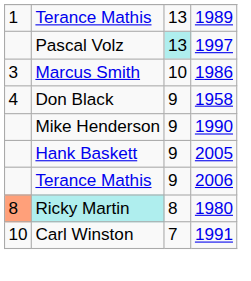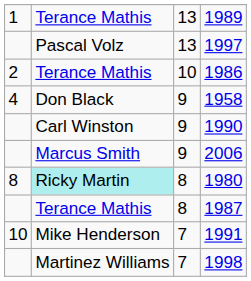(177, 45) paleturquoise background -> (187, 45) no background
(13, 72) 3 -> (13, 72) 2
(88, 72) Marcus Smith -> (93, 72) Terance Mathis
(98, 126) Mike Henderson -> (84, 126) Carl Winston
- row: (214, 153)
(93, 180) Terance Mathis -> (88, 153) Marcus Smith
(13, 208) lightsalmon background -> (13, 180) no background
+ row: (223, 208)
(84, 235) Carl Winston -> (98, 235) Mike Henderson
+ row: (223, 262)
